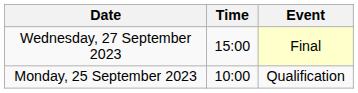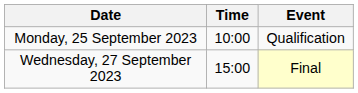rows swapped: (106, 76) <-> (106, 46)
